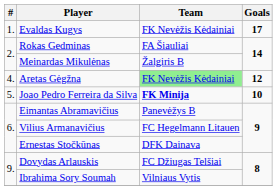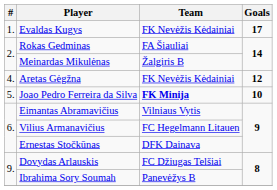(188, 78) lightgreen background -> (188, 78) no background
(169, 111) Panevėžys B -> (171, 111) Vilniaus Vytis
(171, 177) Vilniaus Vytis -> (169, 177) Panevėžys B
